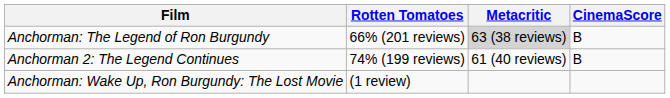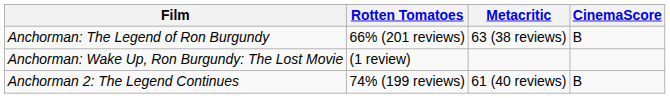(519, 37) lightgrey background -> (519, 37) no background
rows swapped: (175, 81) <-> (123, 59)
